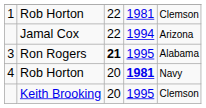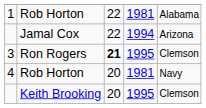(179, 14) Clemson -> (179, 14) Alabama
(179, 54) Alabama -> (179, 54) Clemson
(140, 73) bold -> (140, 73) normal
